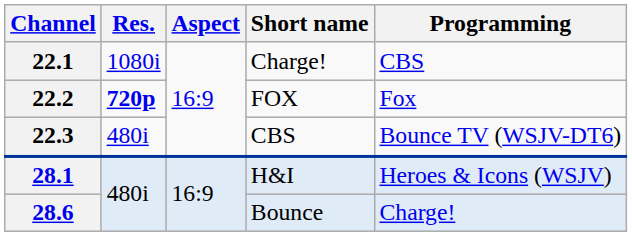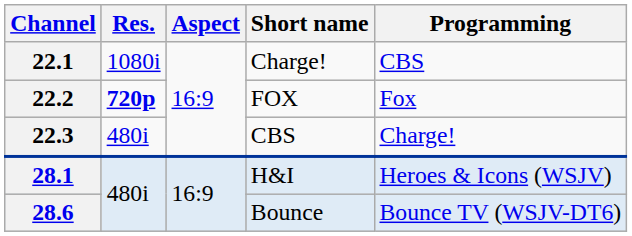(500, 135) Bounce TV (WSJV-DT6) -> (417, 135) Charge!
(417, 212) Charge! -> (500, 212) Bounce TV (WSJV-DT6)
